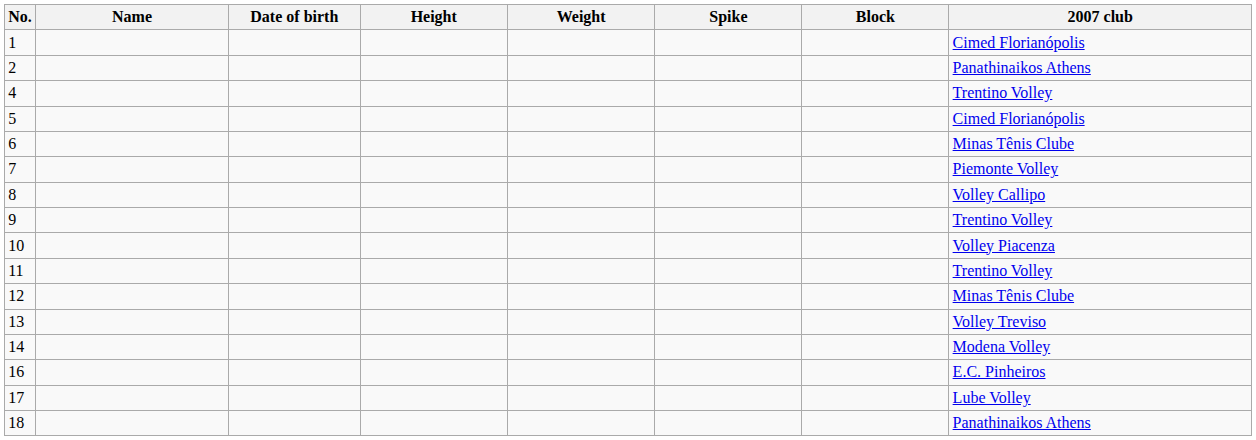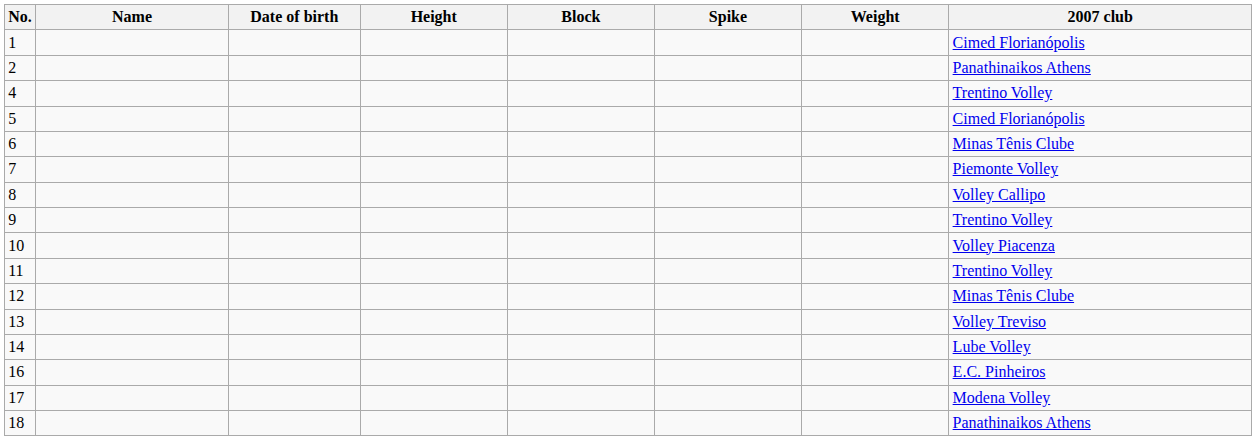columns swapped: (581, 17) <-> (875, 17)
(1001, 347) Modena Volley -> (992, 347) Lube Volley
(992, 397) Lube Volley -> (1001, 397) Modena Volley
